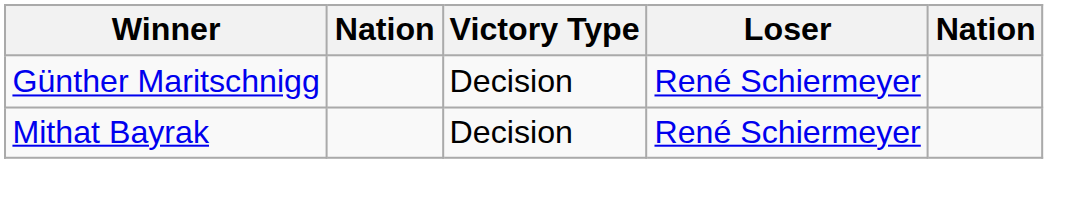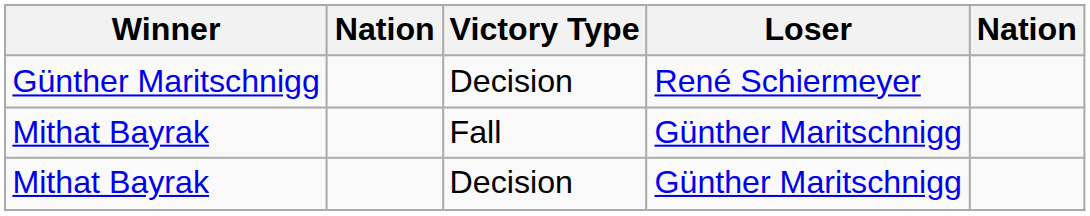+ row: (111, 132)
(788, 132) René Schiermeyer -> (808, 183) Günther Maritschnigg
